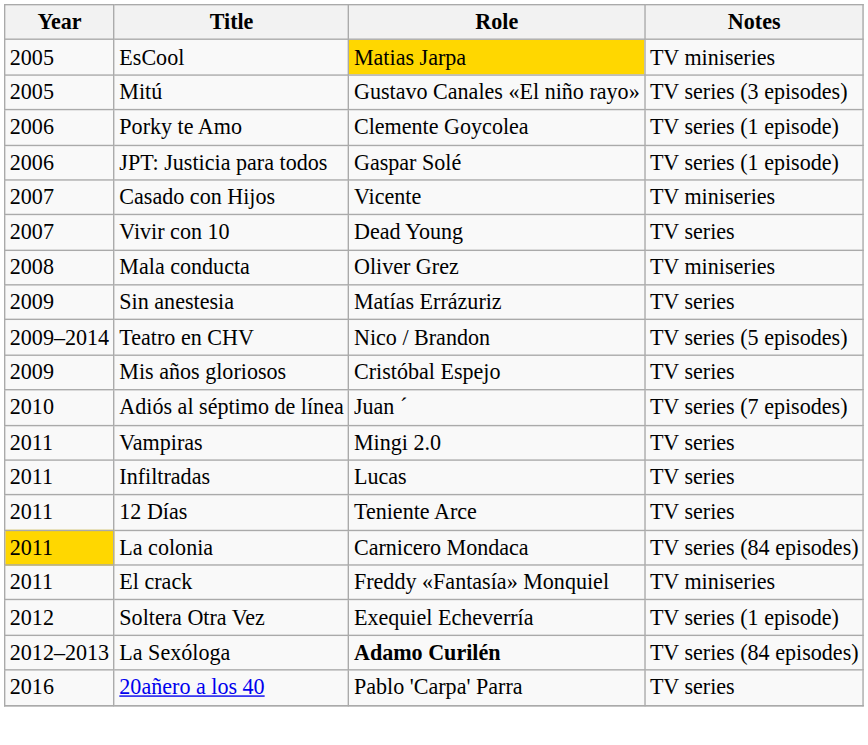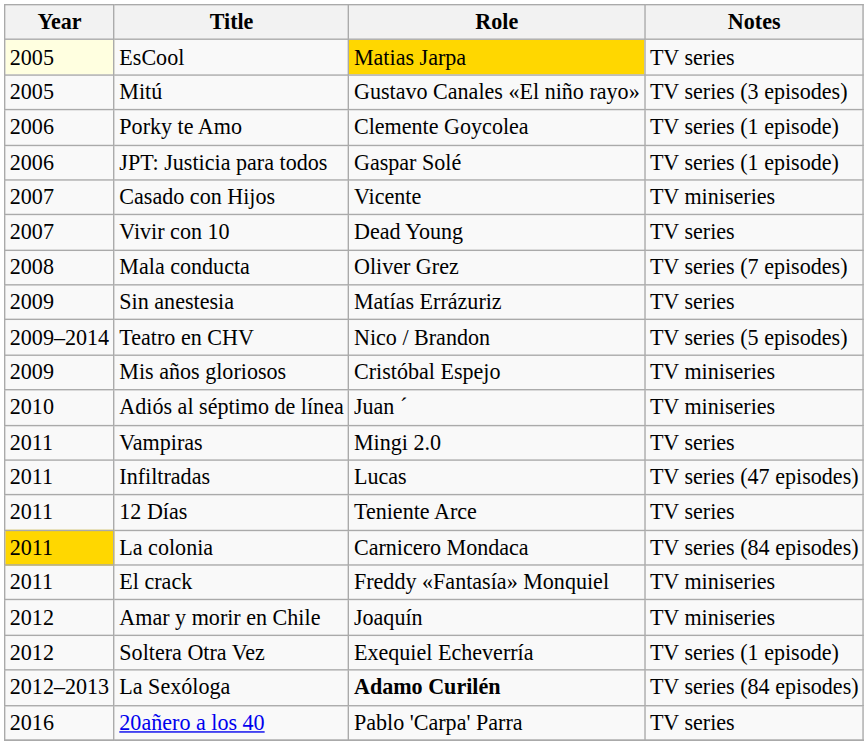(32, 57) no background -> (32, 57) lightyellow background
(713, 57) TV miniseries -> (692, 57) TV series
(713, 267) TV miniseries -> (749, 267) TV series (7 episodes)
(692, 372) TV series -> (713, 372) TV miniseries
(749, 407) TV series (7 episodes) -> (713, 407) TV miniseries
(692, 477) TV series -> (754, 477) TV series (47 episodes)
+ row: (220, 617)
